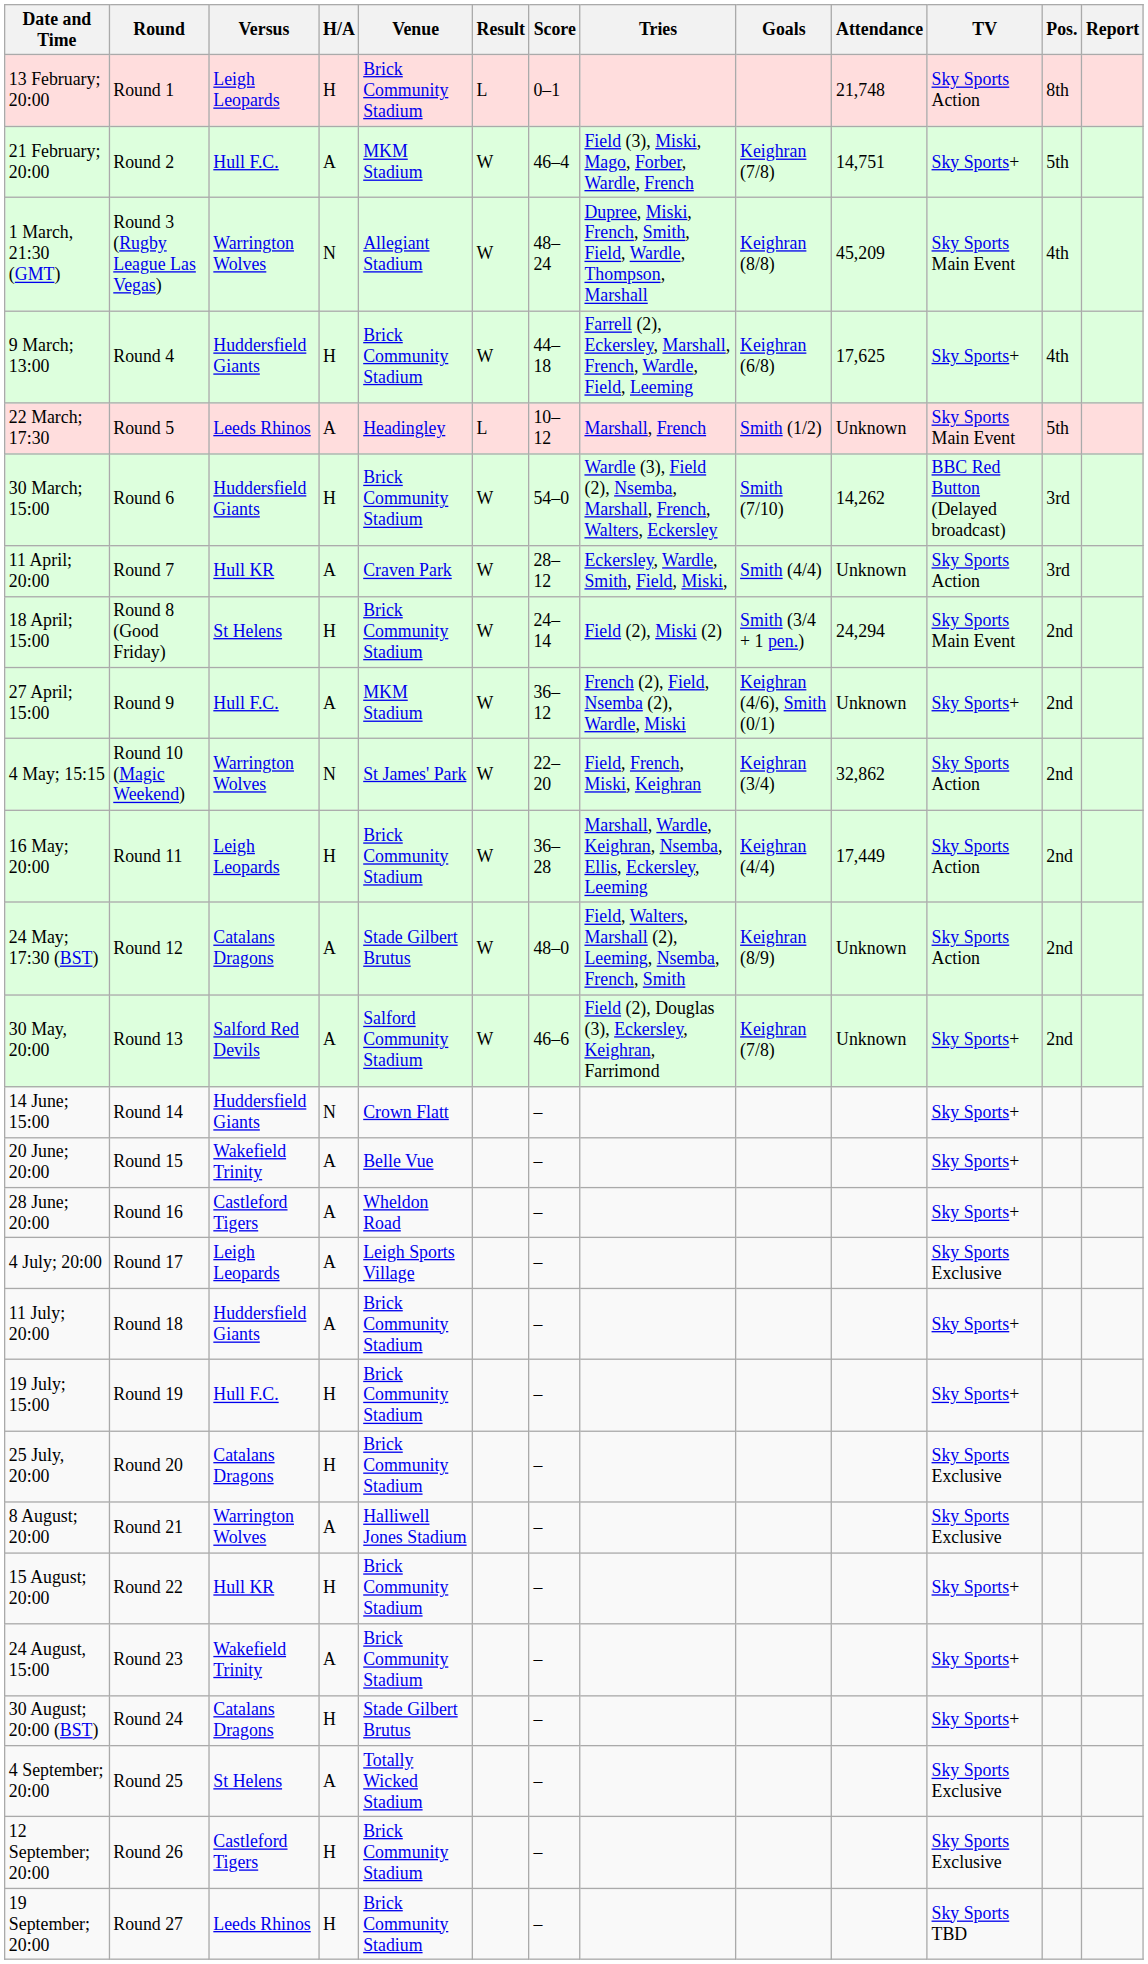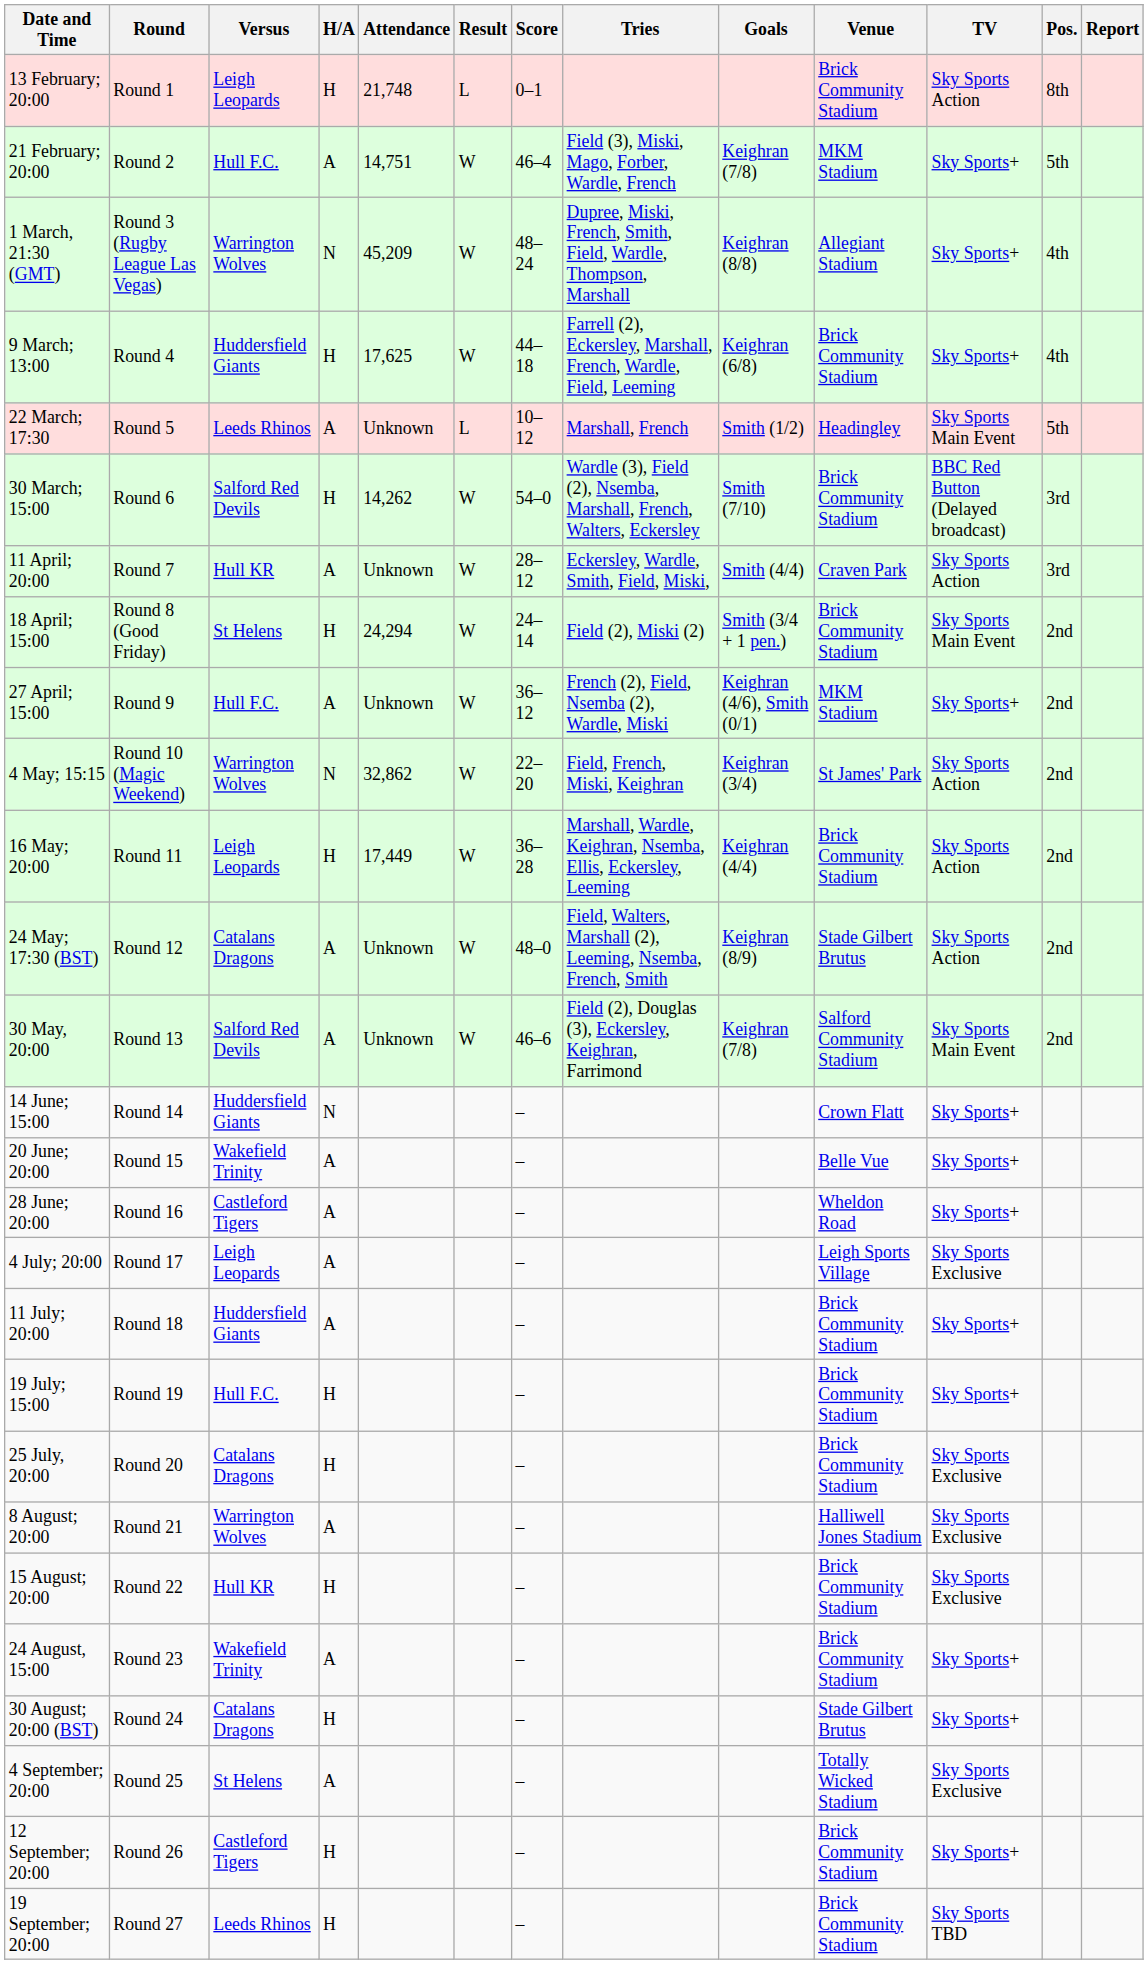columns swapped: (416, 29) <-> (880, 29)
(973, 253) Sky Sports Main Event -> (975, 253) Sky Sports+
(260, 499) Huddersfield Giants -> (256, 499) Salford Red Devils
(975, 1040) Sky Sports+ -> (973, 1040) Sky Sports Main Event
(975, 1587) Sky Sports+ -> (970, 1587) Sky Sports Exclusive
(970, 1851) Sky Sports Exclusive -> (975, 1851) Sky Sports+
